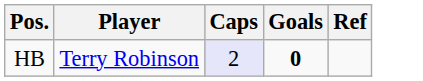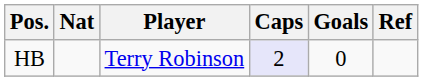+ column: (77, 22)
(296, 57) bold -> (341, 57) normal
